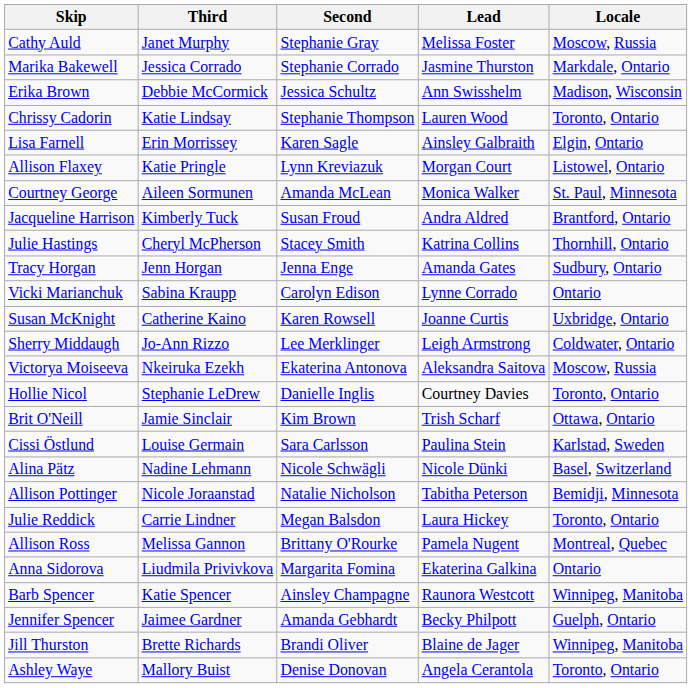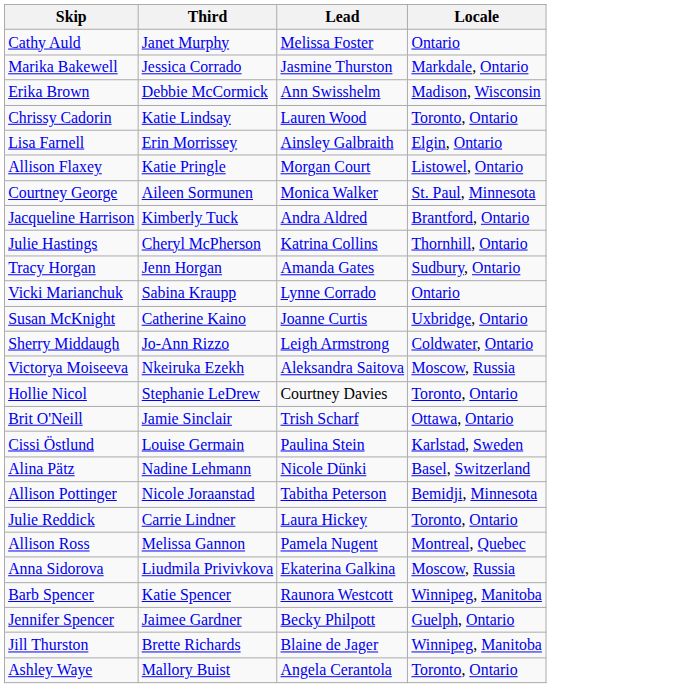- column: (347, 17)
(604, 42) Moscow, Russia -> (436, 42) Ontario
(577, 569) Ontario -> (463, 569) Moscow, Russia
